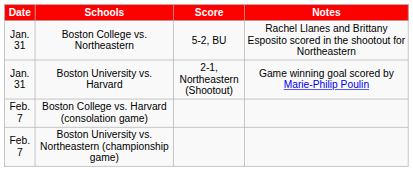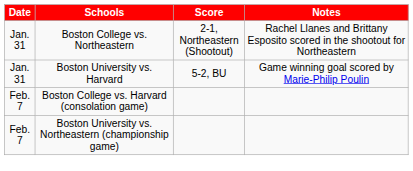(209, 40) 5-2, BU -> (209, 40) 2-1, Northeastern (Shootout)
(209, 79) 2-1, Northeastern (Shootout) -> (209, 73) 5-2, BU
